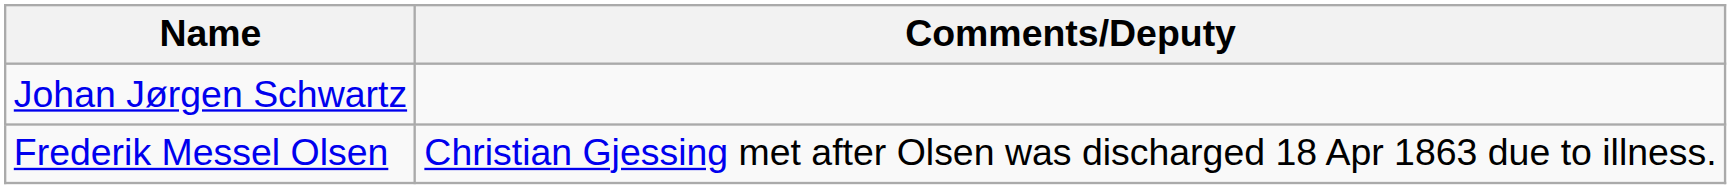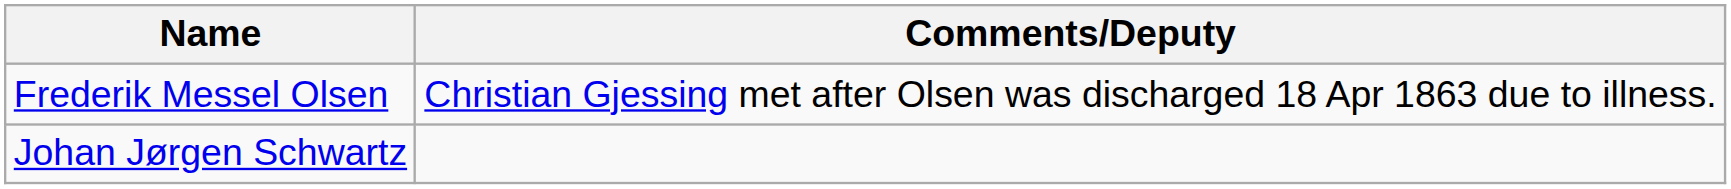rows swapped: (210, 93) <-> (201, 152)
